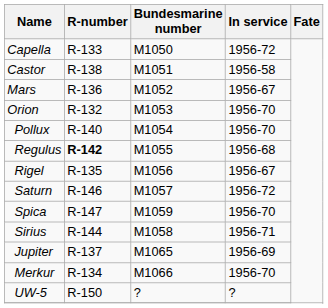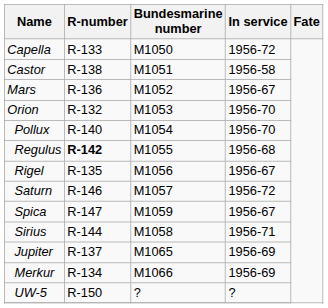(252, 211) 1956-70 -> (252, 211) 1956-67
(252, 272) 1956-70 -> (252, 272) 1956-69
